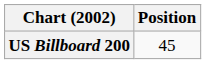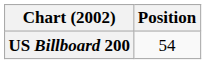(167, 44) 45 -> (167, 44) 54
